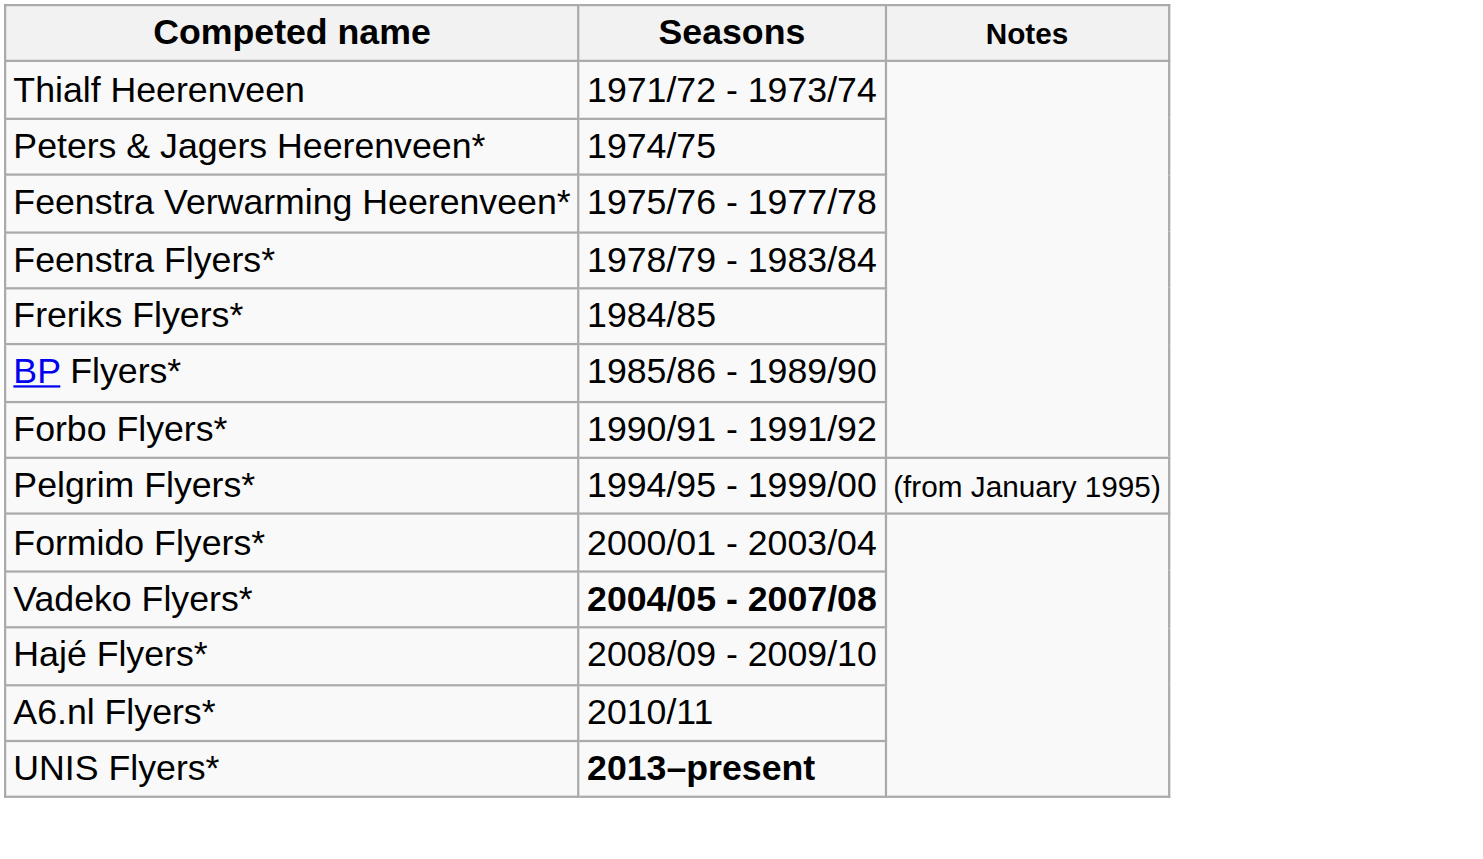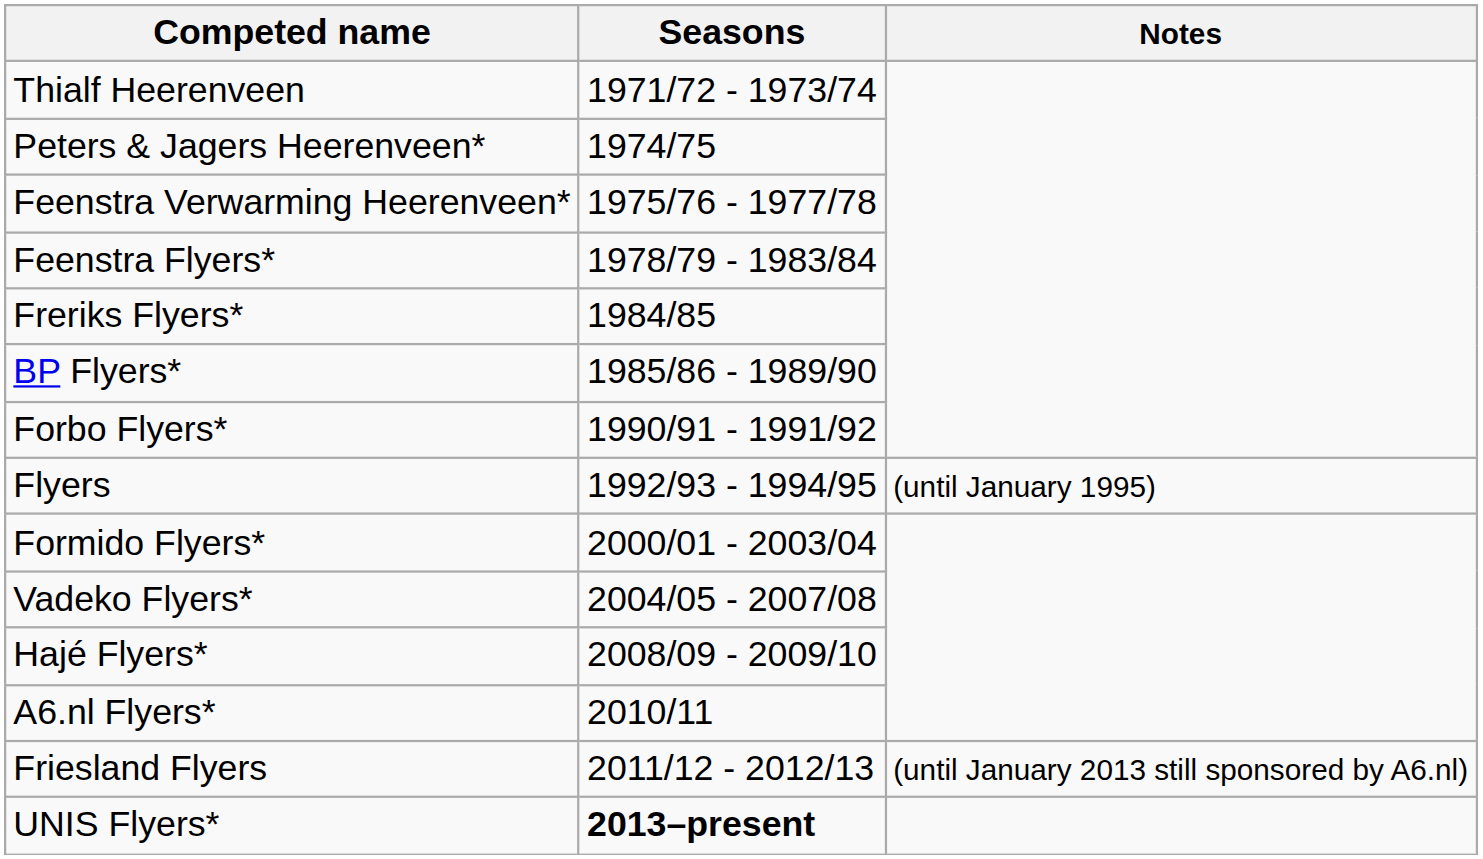+ row: (62, 485)
- row: (134, 485)
(732, 598) bold -> (732, 598) normal
+ row: (140, 768)
